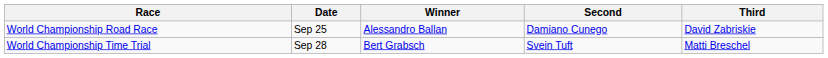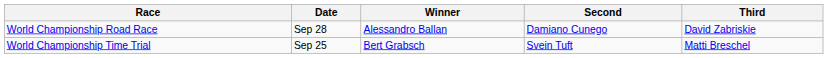(310, 29) Sep 25 -> (310, 29) Sep 28
(310, 46) Sep 28 -> (310, 46) Sep 25
